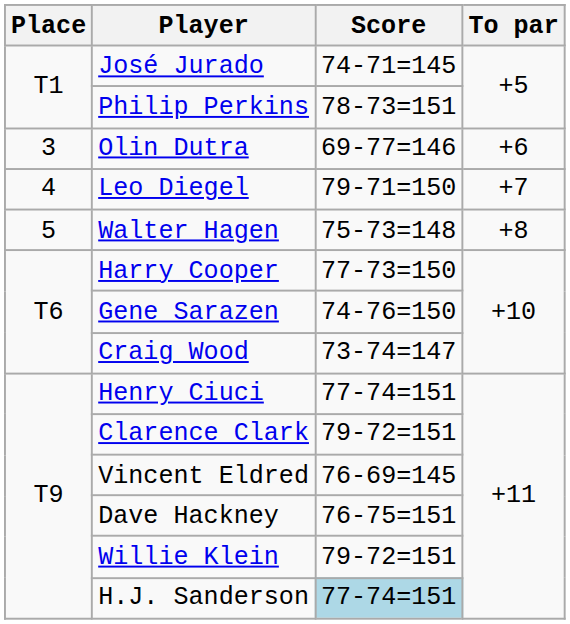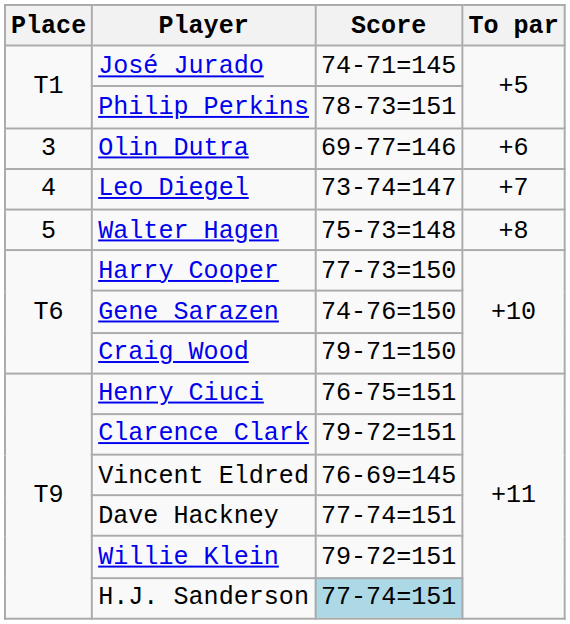(389, 189) 79-71=150 -> (389, 189) 73-74=147
(389, 353) 73-74=147 -> (389, 353) 79-71=150
(389, 393) 77-74=151 -> (389, 393) 76-75=151
(389, 516) 76-75=151 -> (389, 516) 77-74=151
